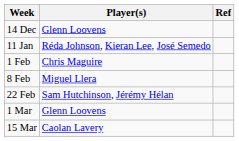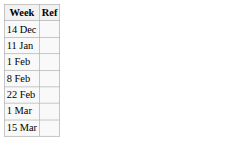- column: (126, 12)
